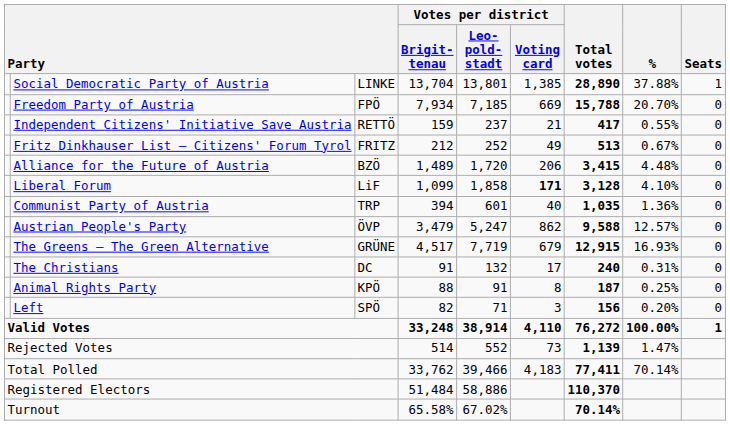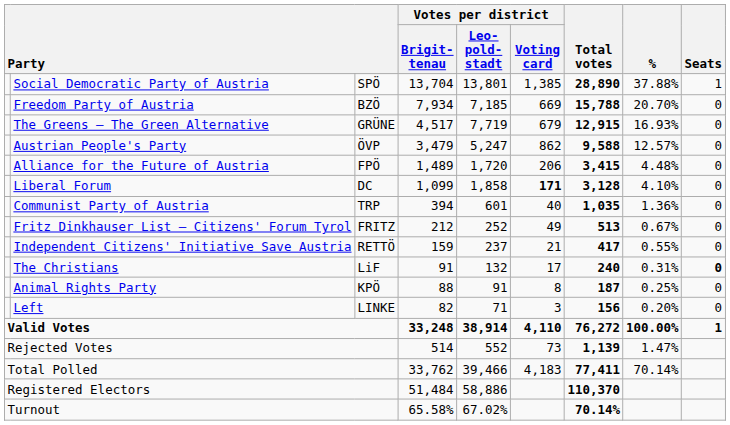(376, 84) LINKE -> (369, 84) SPÖ
(369, 104) FPÖ -> (369, 104) BZÖ
rows swapped: (141, 247) <-> (182, 125)
rows swapped: (100, 227) <-> (182, 145)
(369, 165) BZÖ -> (369, 165) FPÖ
(369, 186) LiF -> (365, 186) DC
(365, 267) DC -> (369, 267) LiF
(718, 267) normal -> (718, 267) bold
(369, 308) SPÖ -> (376, 308) LINKE
